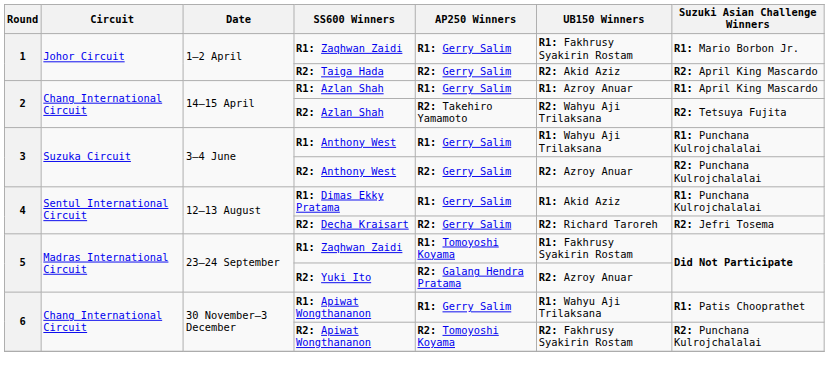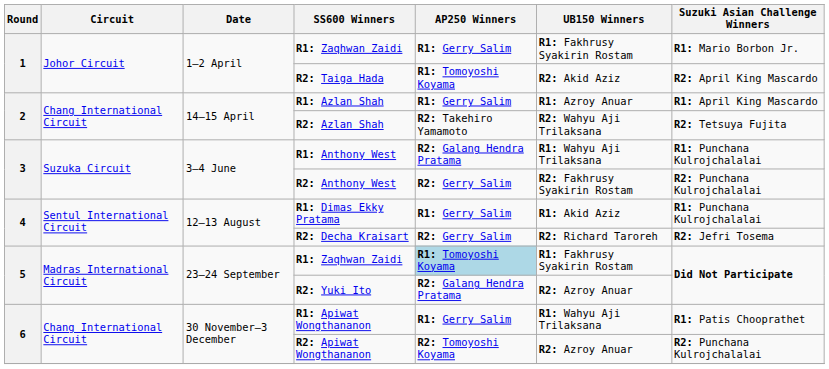(464, 72) R2: Gerry Salim -> (458, 78) R1: Tomoyoshi Koyama
(464, 142) R1: Gerry Salim -> (471, 155) R2: Galang Hendra Pratama
(586, 172) R2: Azroy Anuar -> (586, 184) R2: Fakhrusy Syakirin Rostam
(458, 248) no background -> (458, 261) lightblue background
(586, 337) R2: Fakhrusy Syakirin Rostam -> (586, 349) R2: Azroy Anuar
